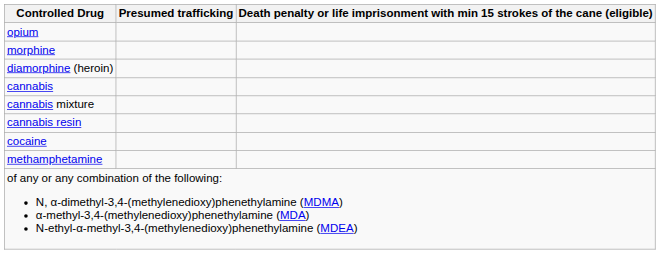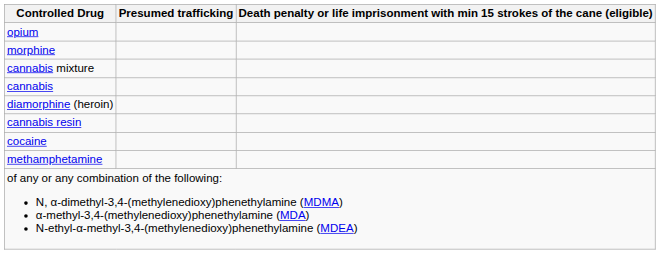rows swapped: (60, 68) <-> (51, 104)
